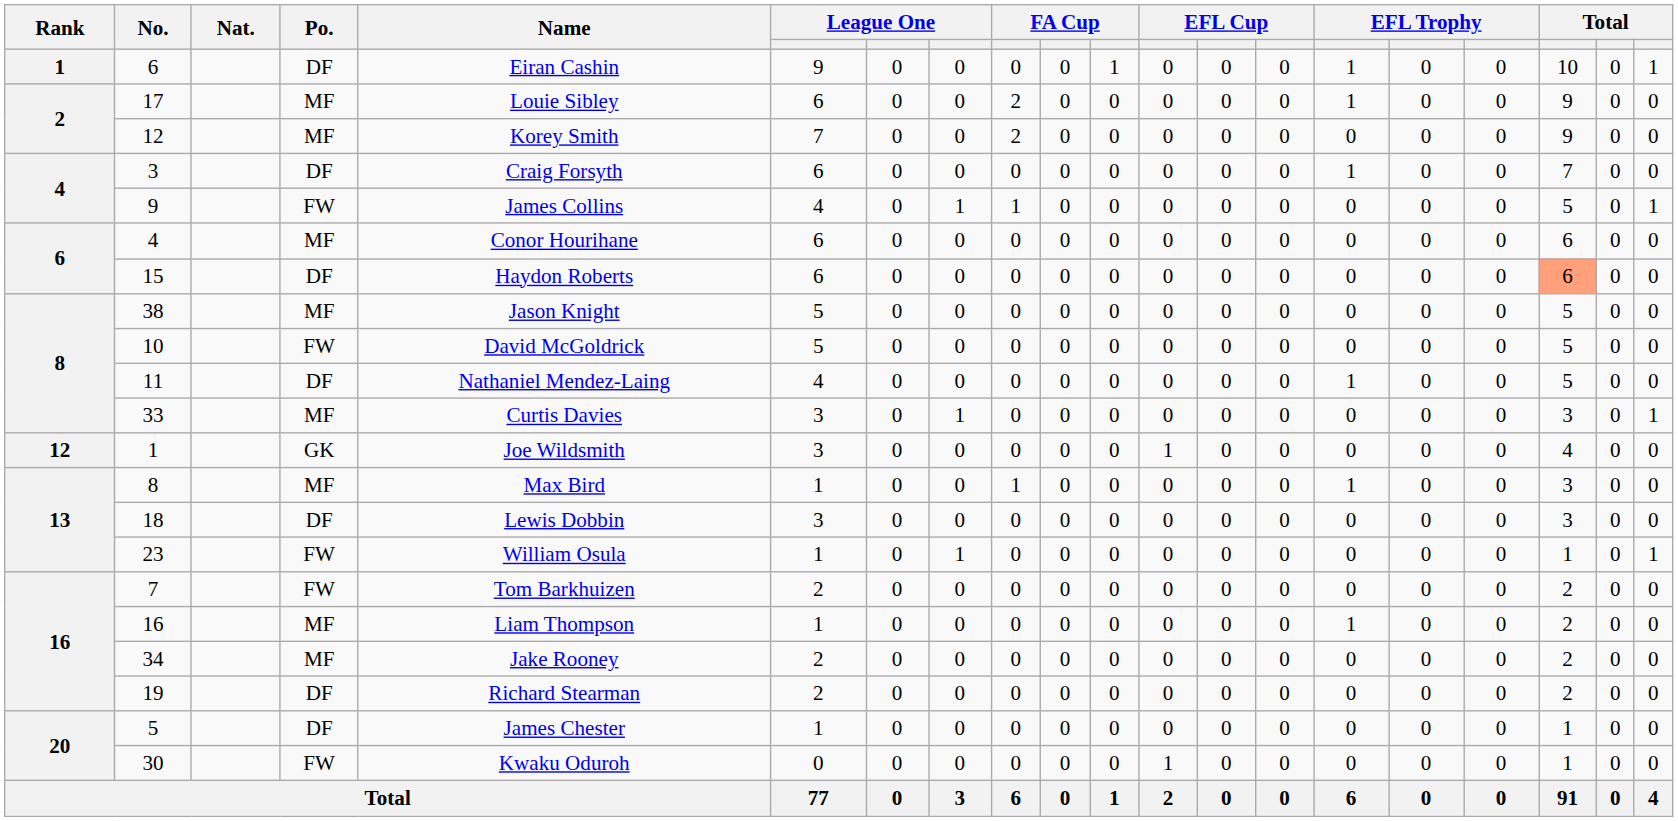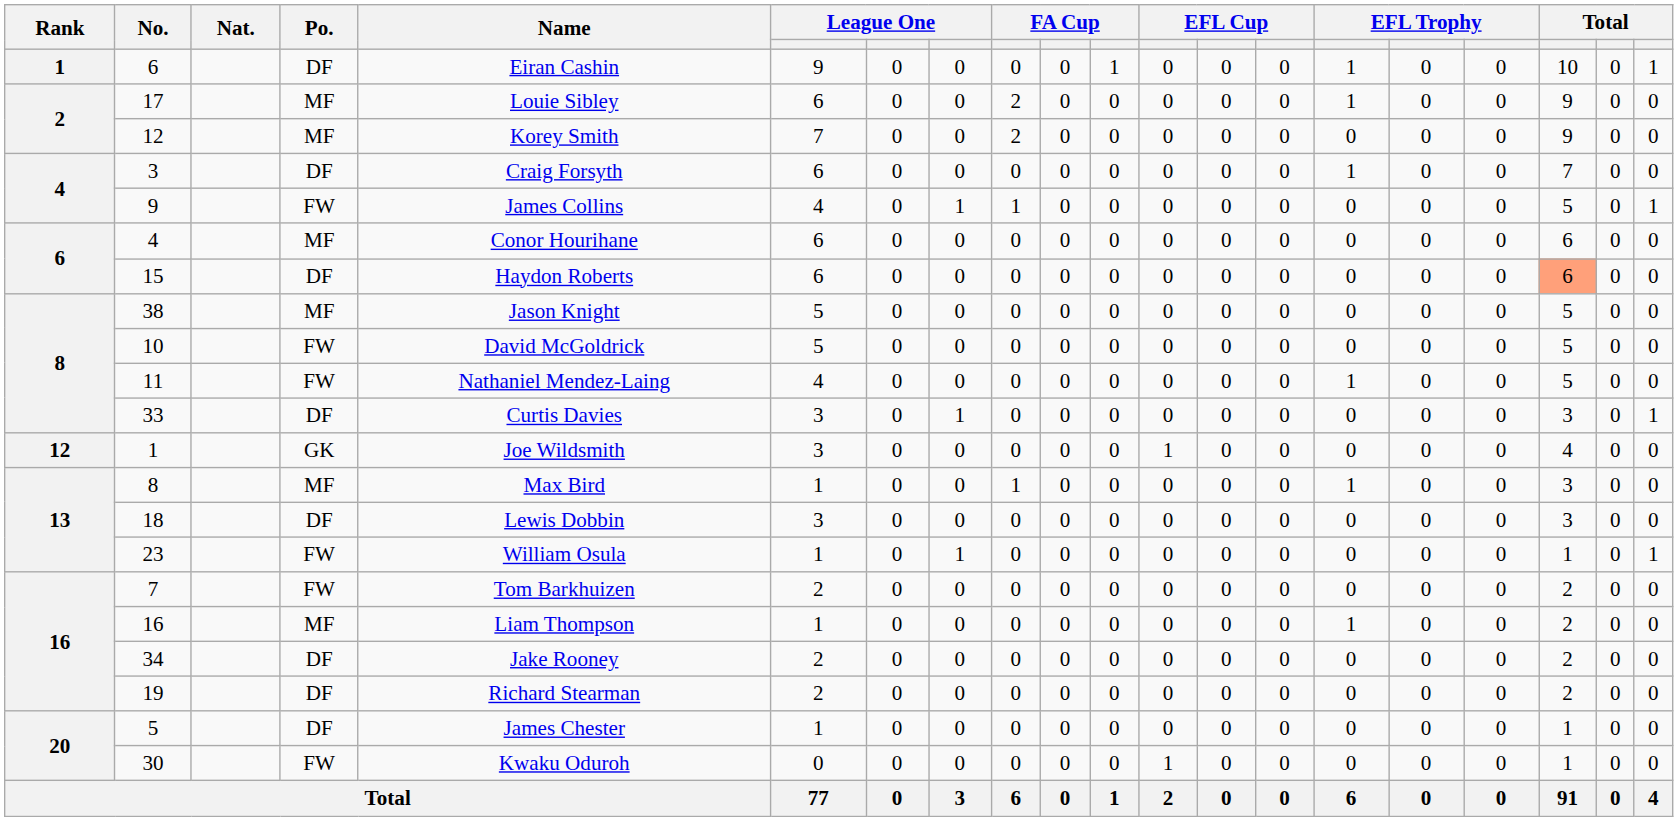(319, 380) DF -> (319, 380) FW
(319, 415) MF -> (319, 415) DF
(319, 658) MF -> (319, 658) DF
